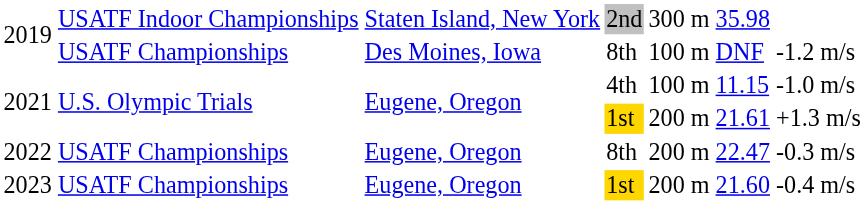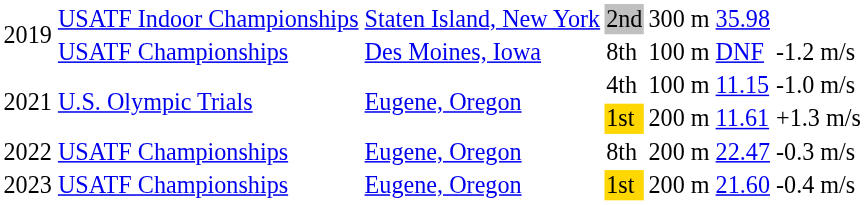(743, 118) 21.61 -> (742, 118) 11.61
